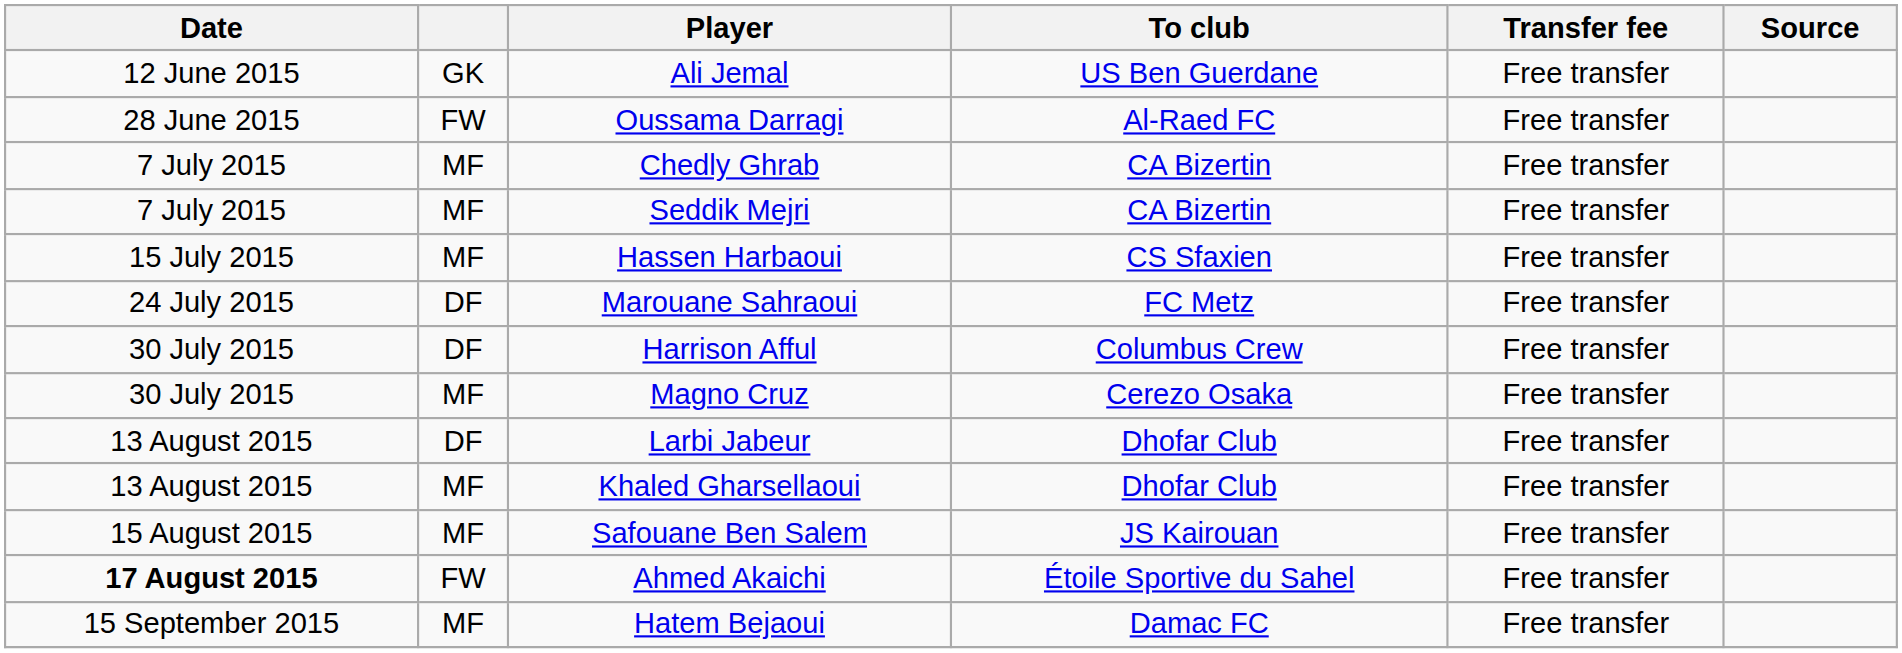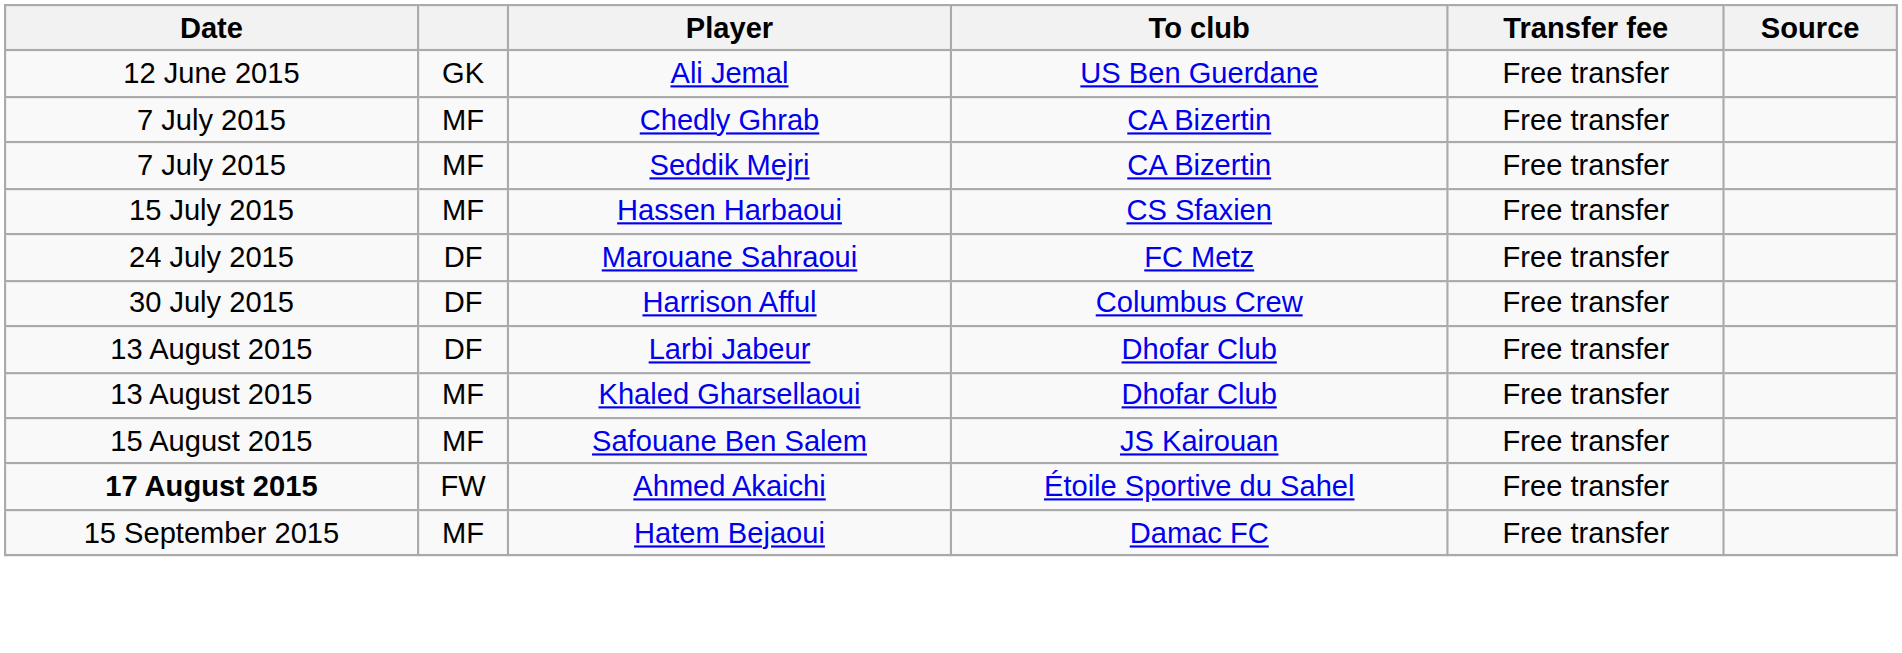- row: (729, 119)
- row: (730, 395)
